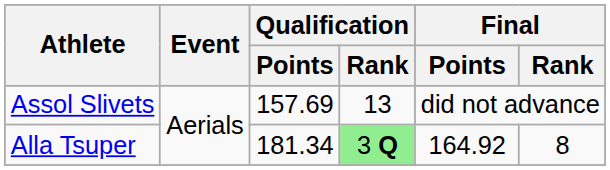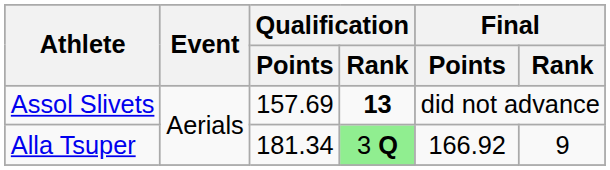(378, 105) normal -> (378, 105) bold
(467, 145) 164.92 -> (467, 145) 166.92
(563, 145) 8 -> (563, 145) 9
